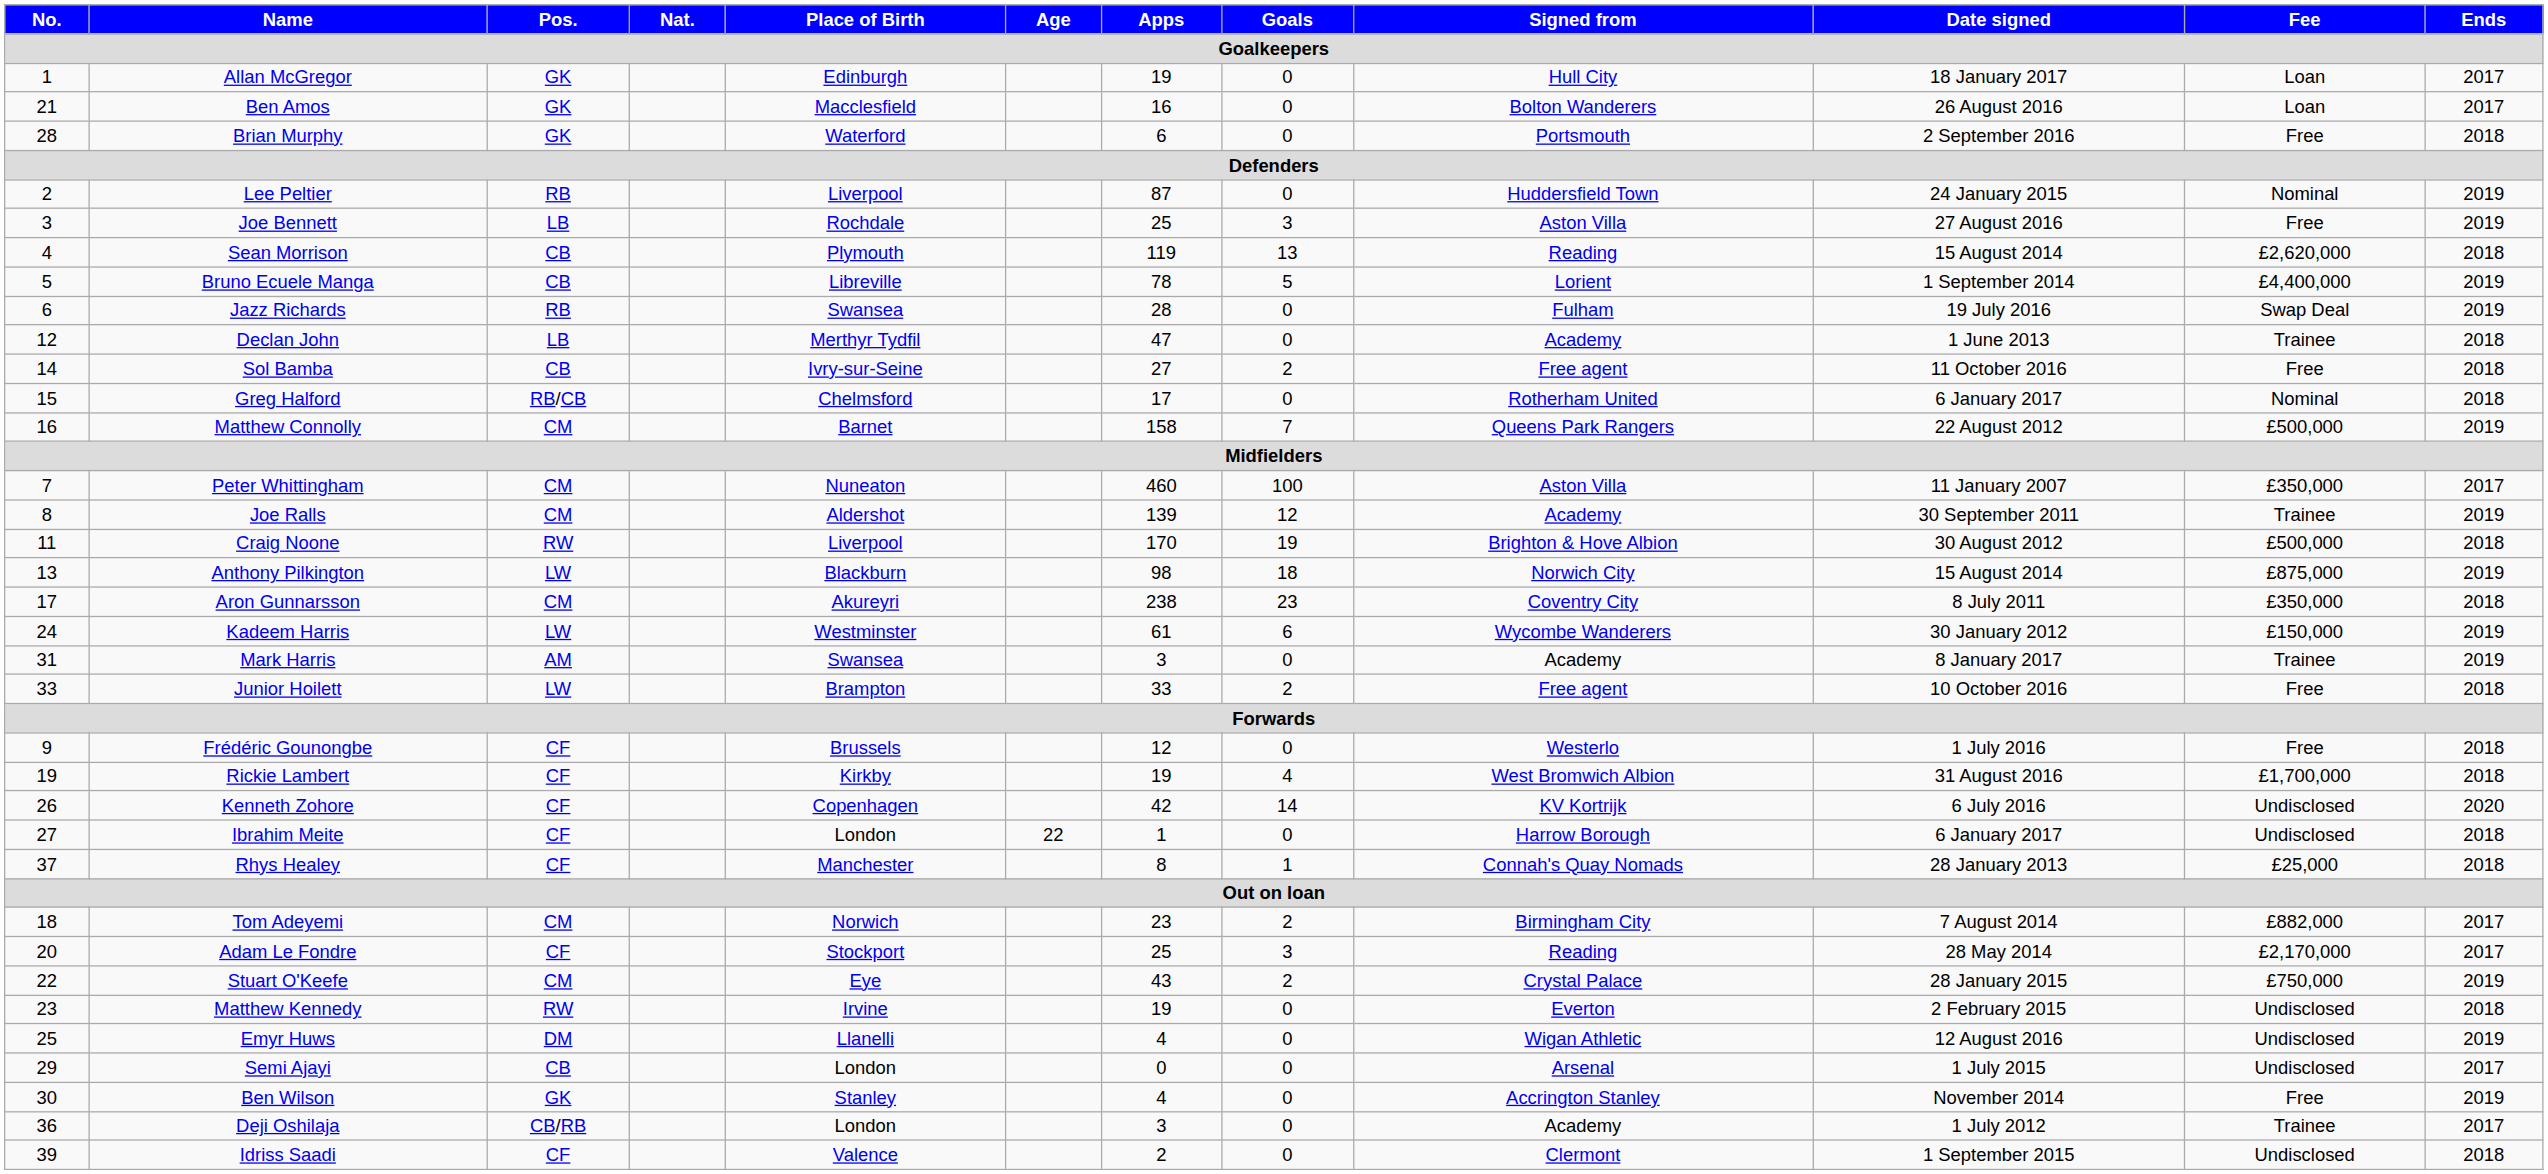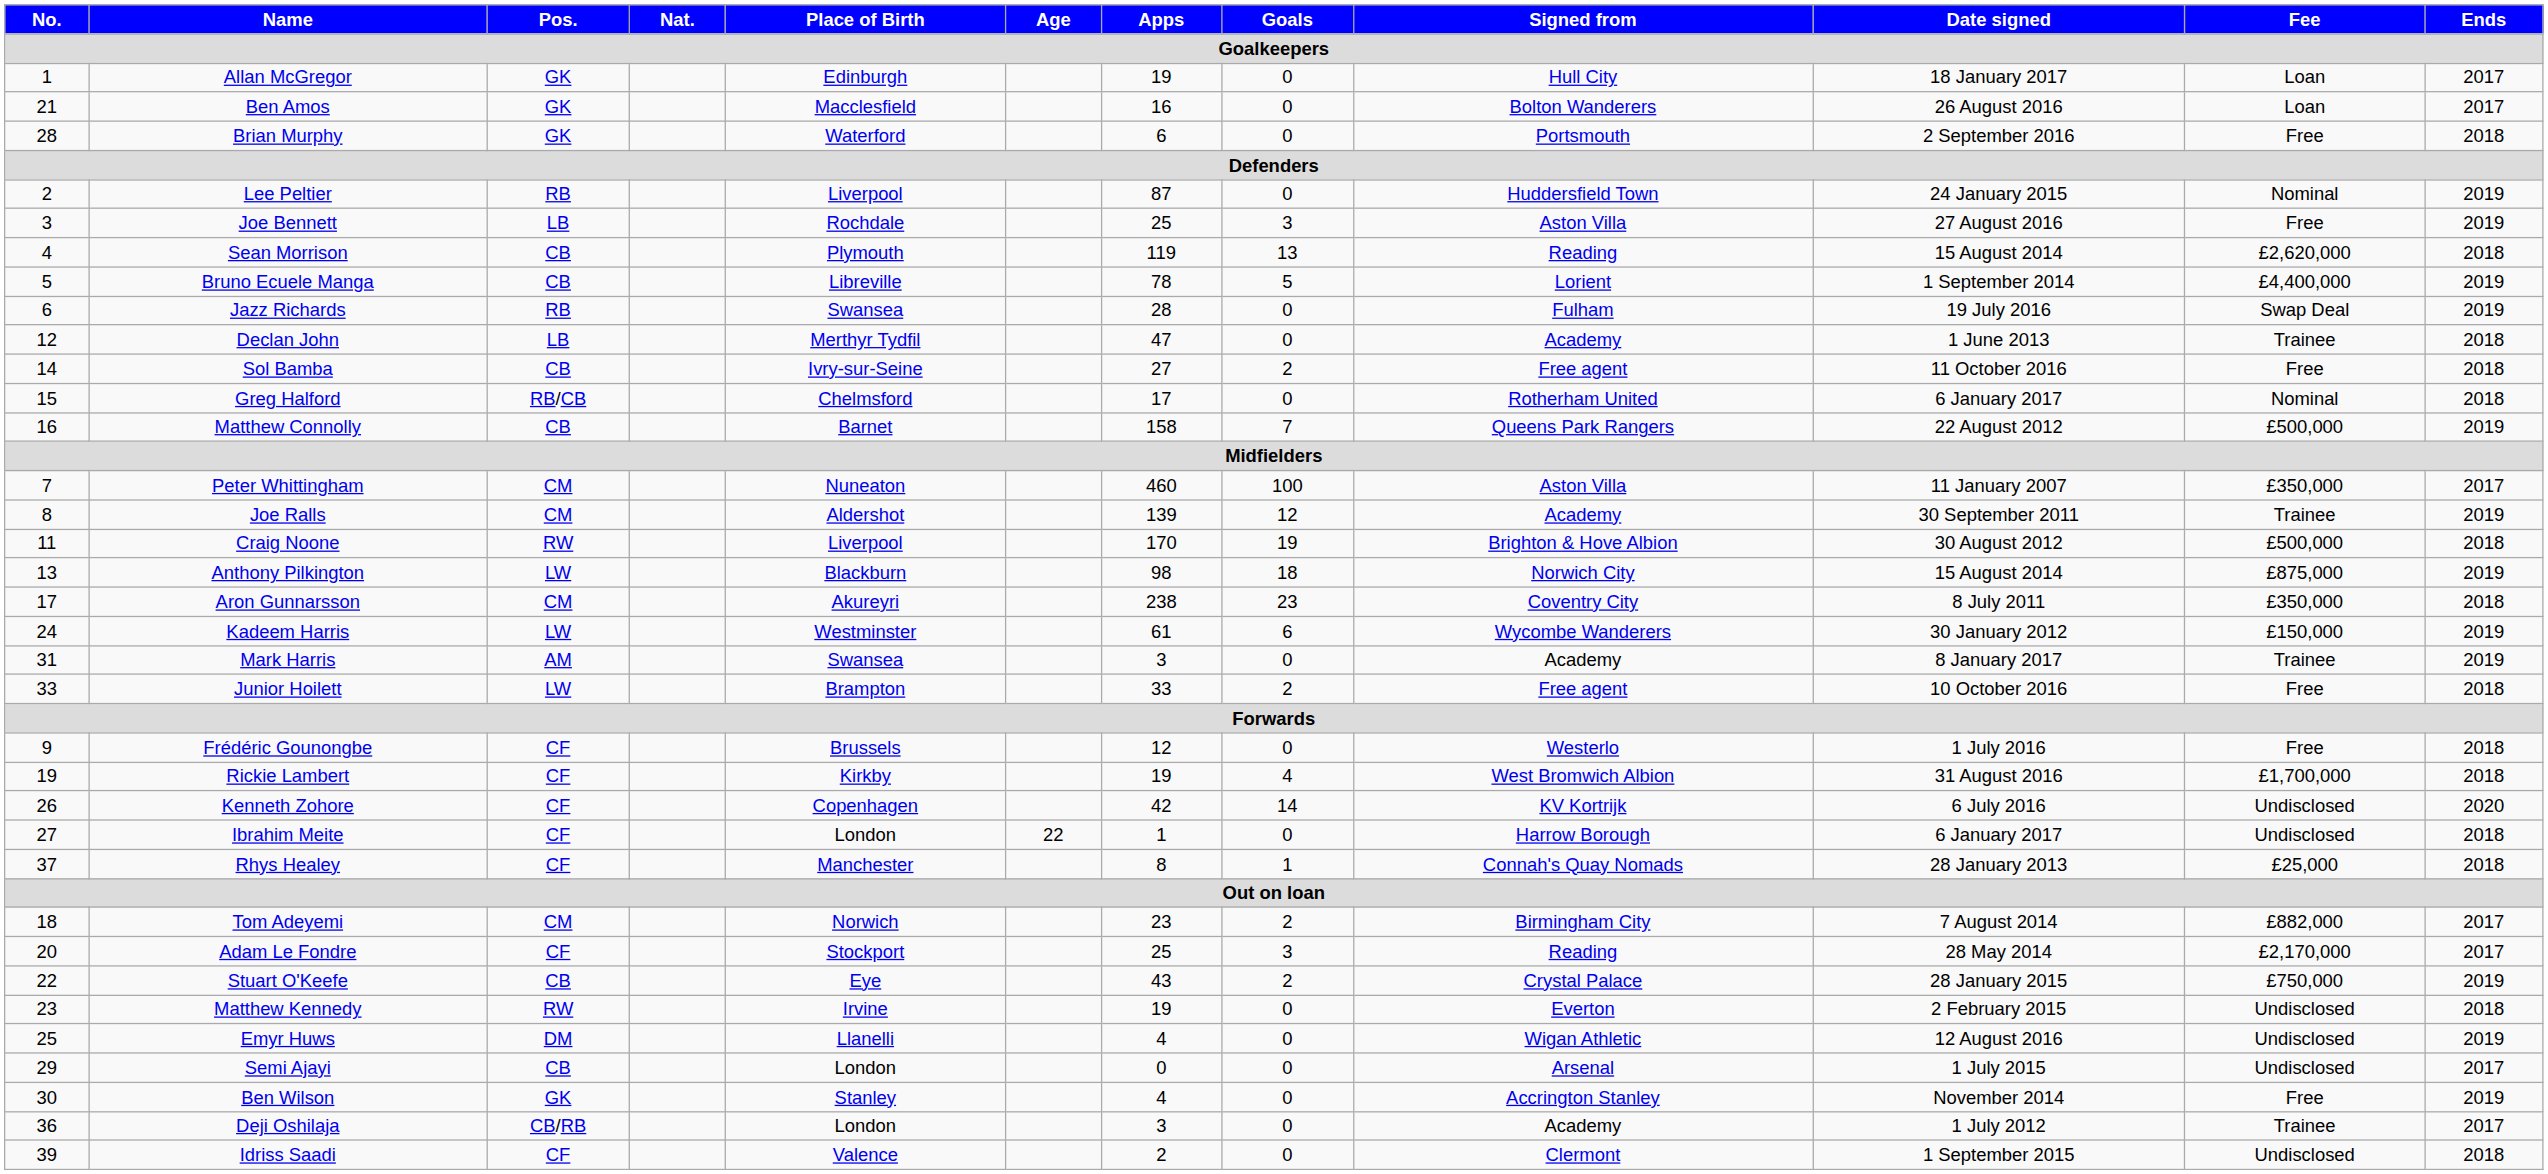(558, 427) CM -> (558, 427) CB
(558, 981) CM -> (558, 981) CB
